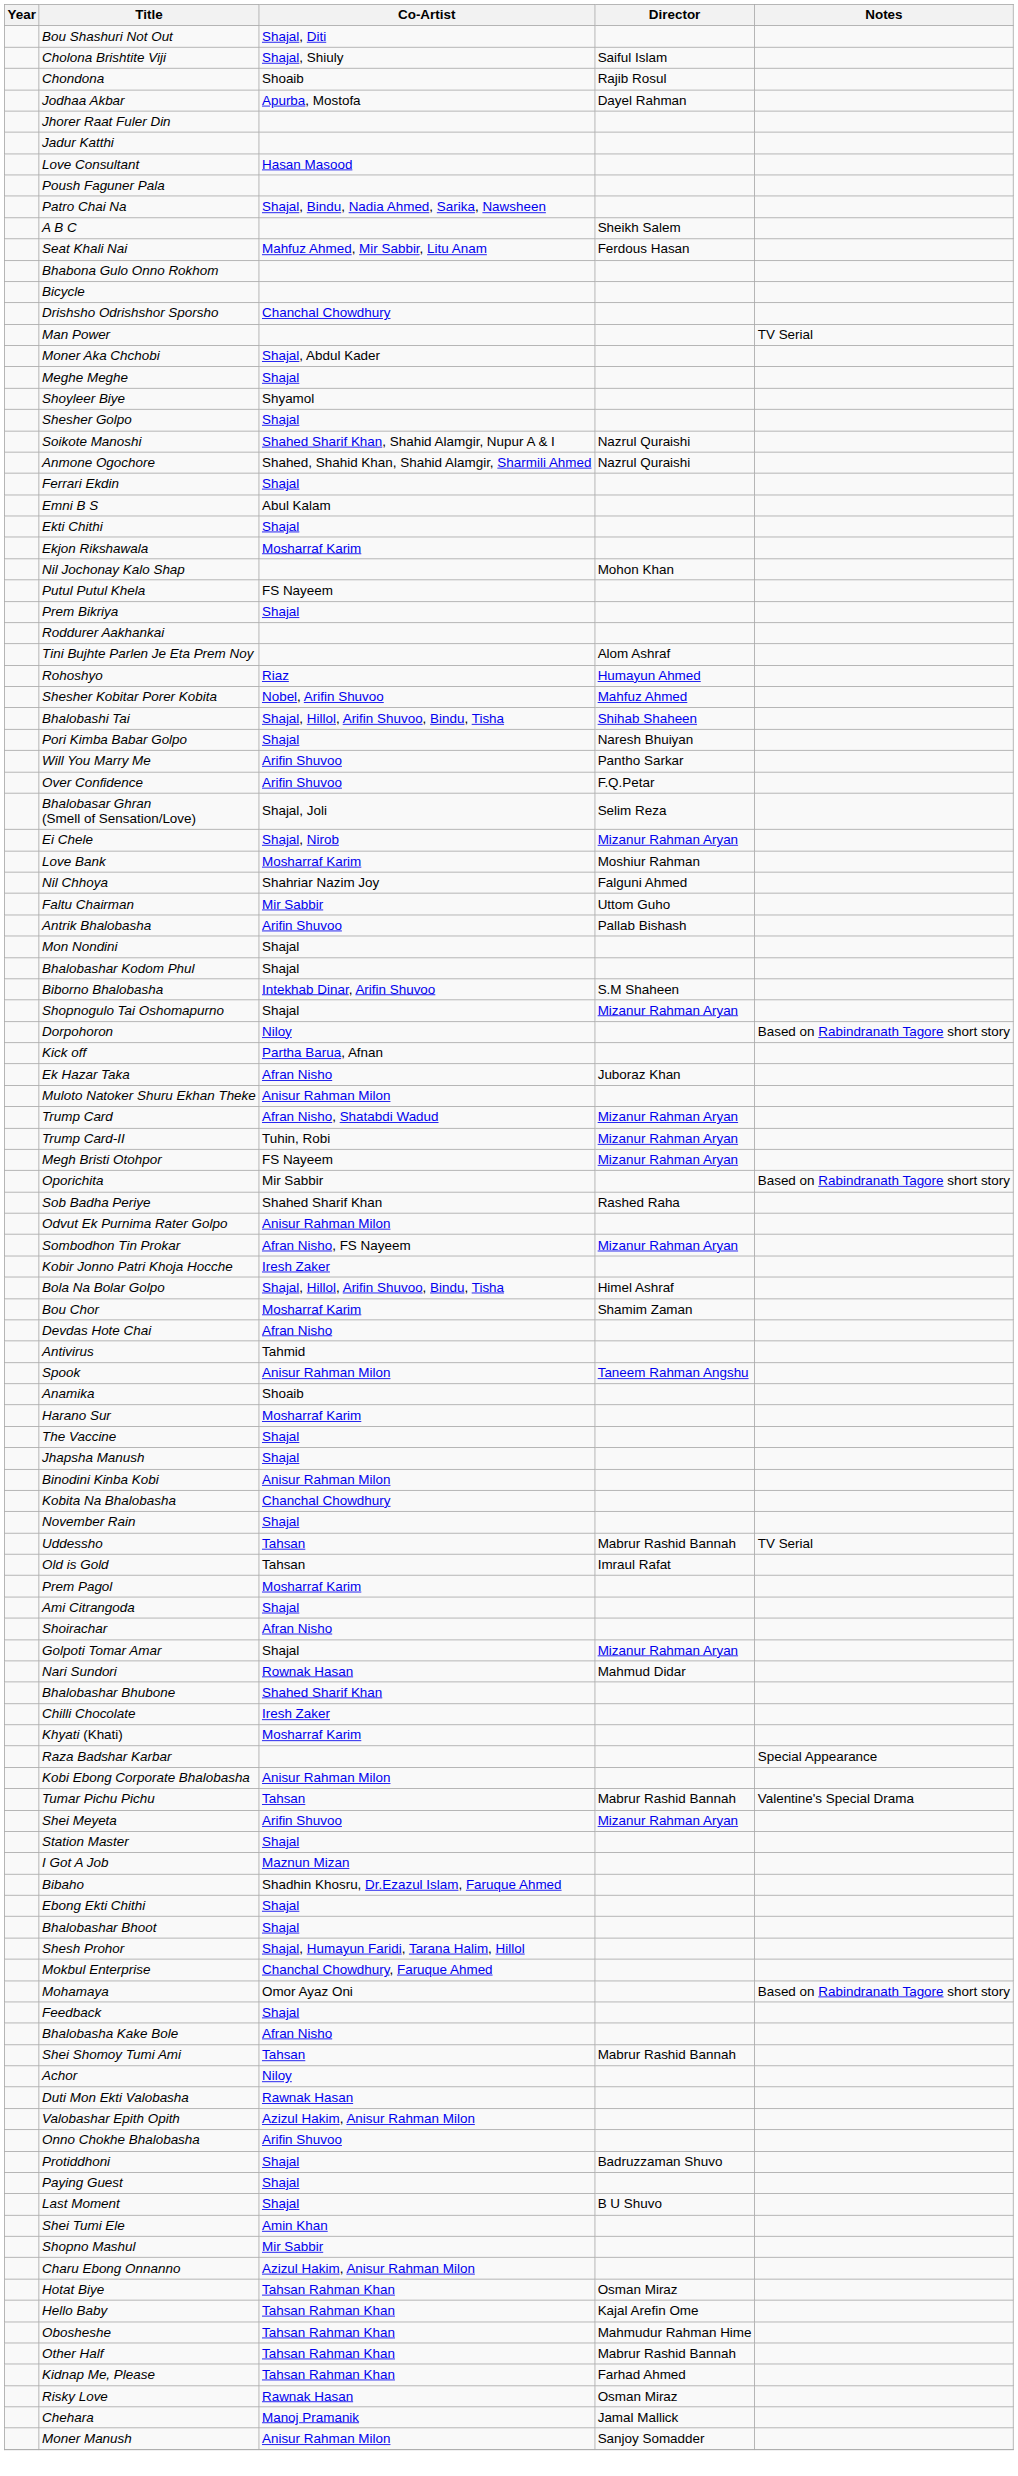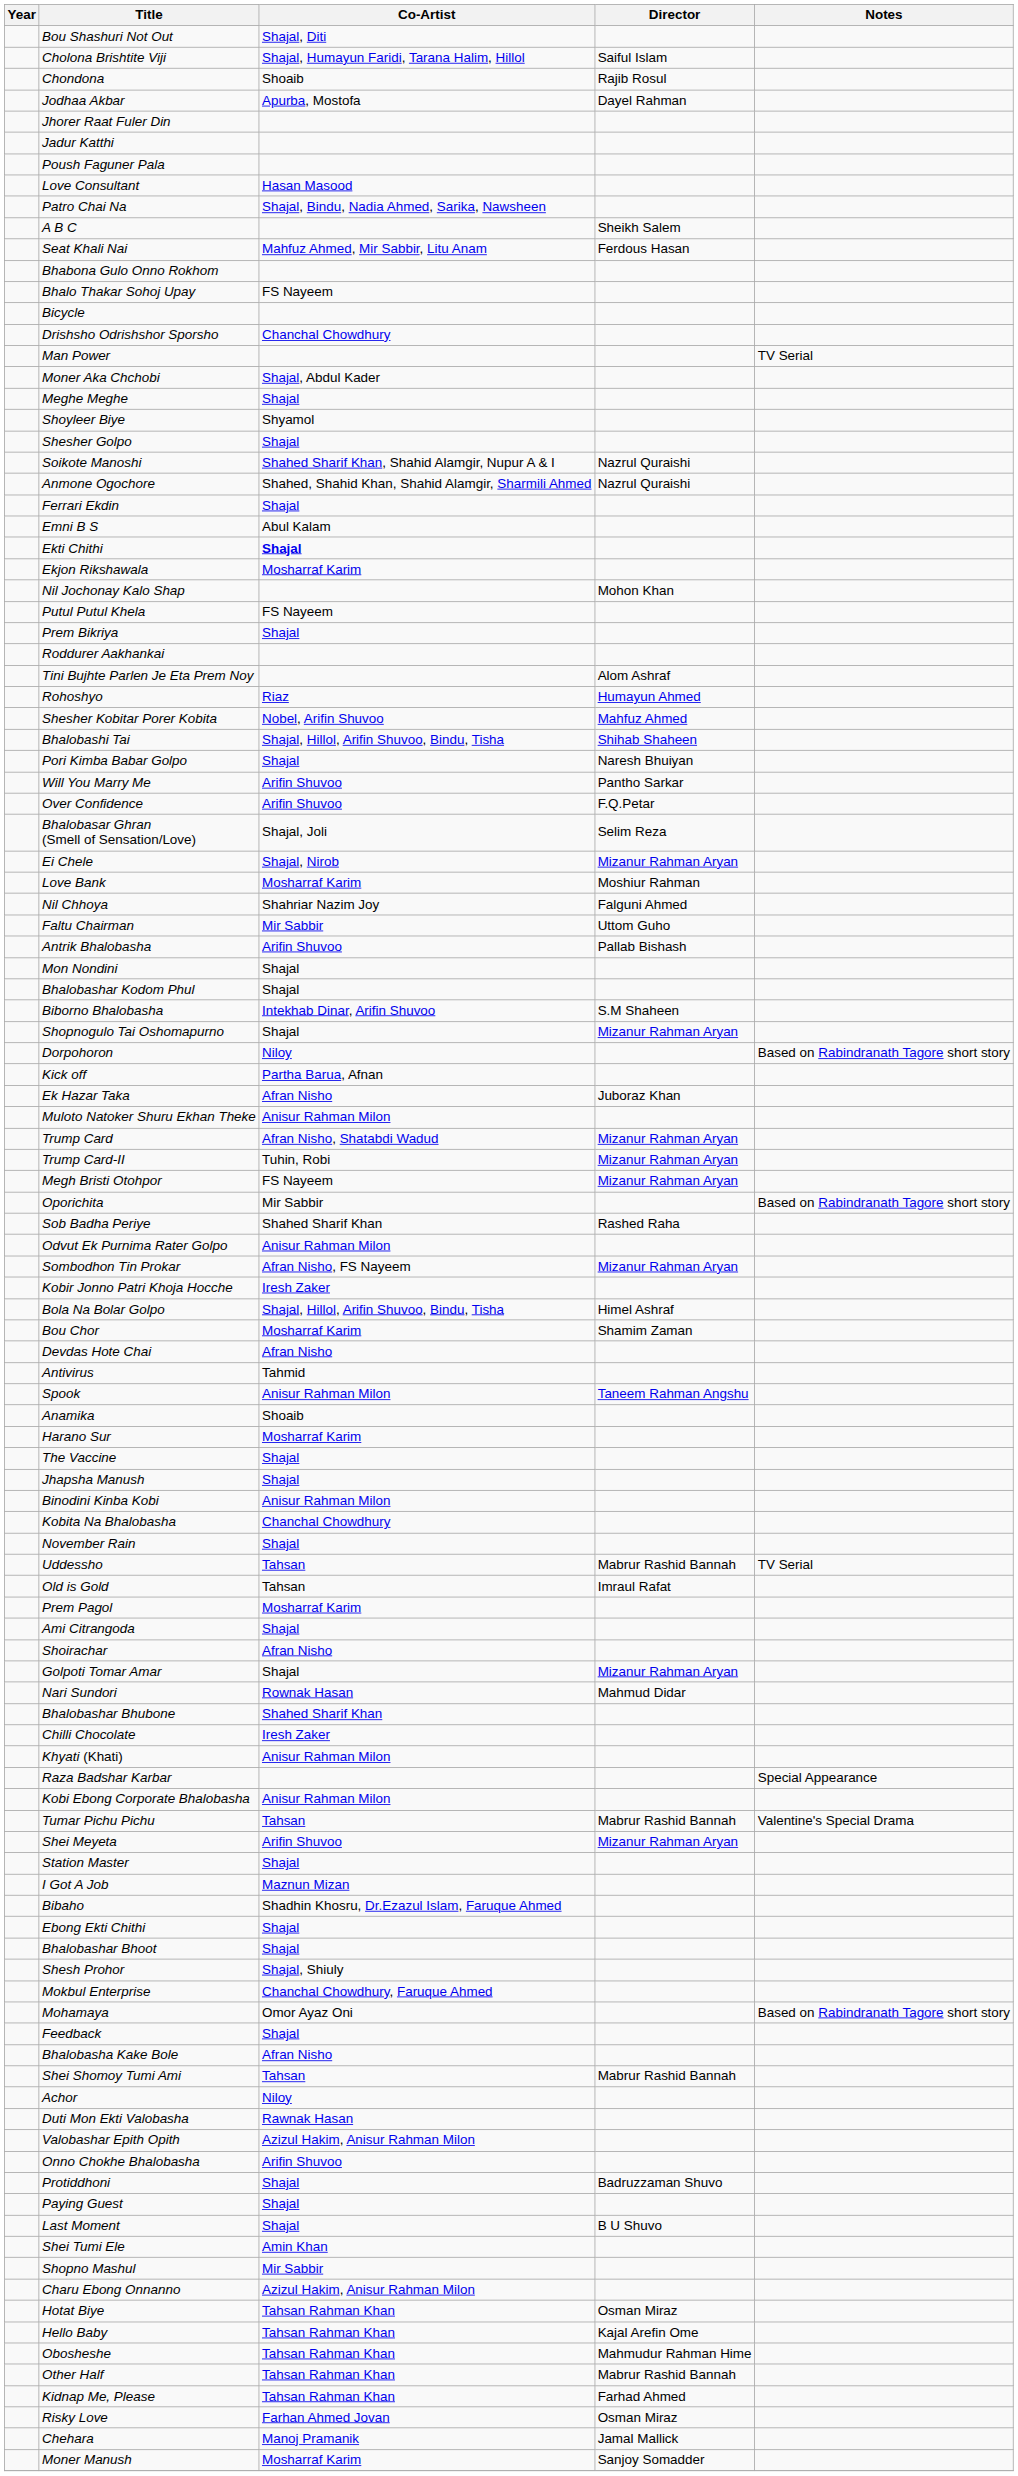(303, 57) Shajal, Shiuly -> (393, 57) Shajal, Humayun Faridi, Tarana Halim, Hillol
rows swapped: (91, 164) <-> (103, 185)
+ row: (119, 292)
(281, 526) normal -> (282, 548) bold
(312, 1735) Mosharraf Karim -> (326, 1756) Anisur Rahman Milon
(393, 1948) Shajal, Humayun Faridi, Tarana Halim, Hillol -> (303, 1969) Shajal, Shiuly
(308, 2396) Rawnak Hasan -> (326, 2417) Farhan Ahmed Jovan
(326, 2438) Anisur Rahman Milon -> (312, 2460) Mosharraf Karim
